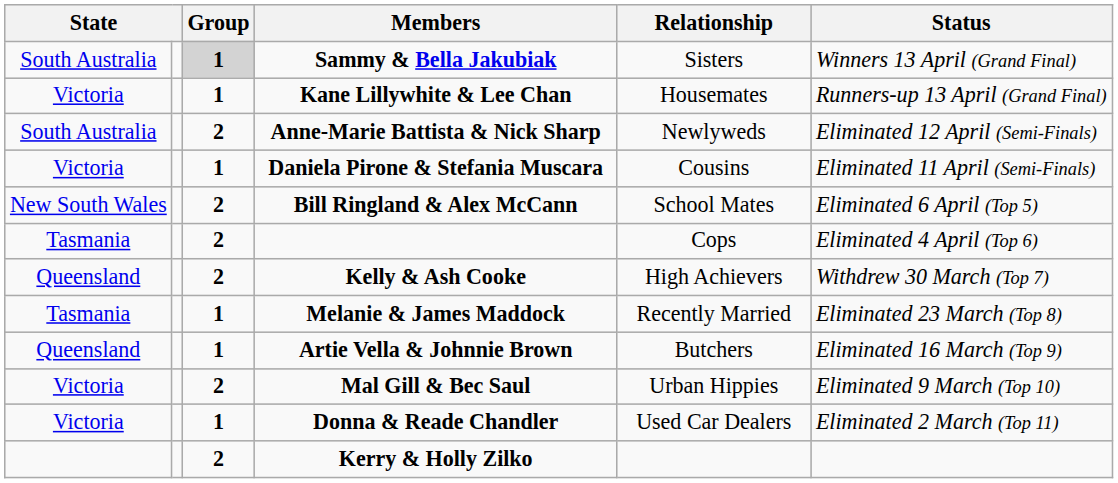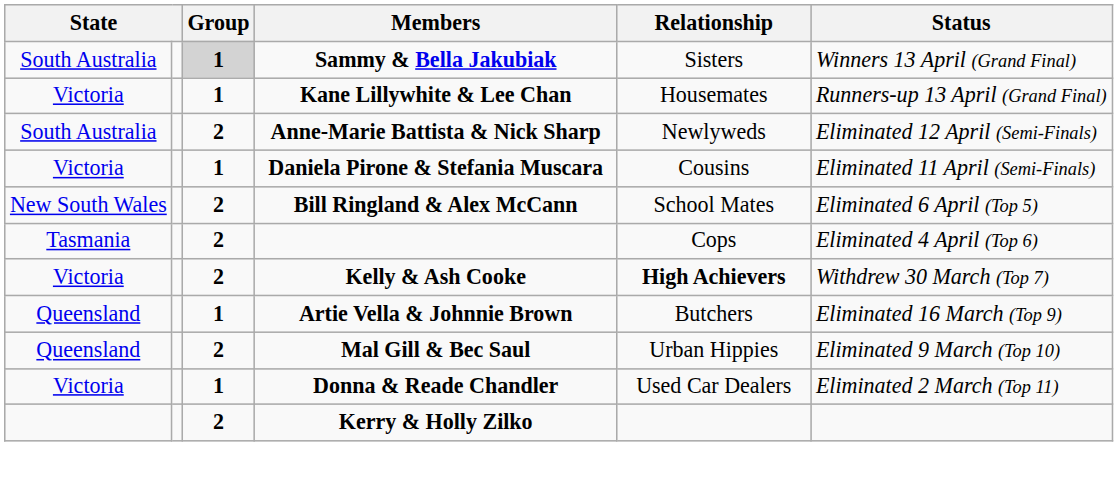(88, 277) Queensland -> (88, 277) Victoria
(714, 277) normal -> (714, 277) bold
- row: (436, 313)
(88, 386) Victoria -> (88, 350) Queensland
